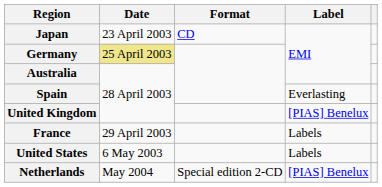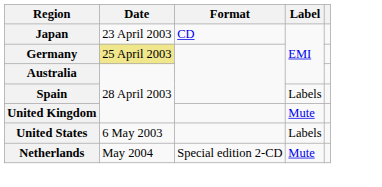(317, 93) Everlasting -> (305, 93) Labels
(328, 113) [PIAS] Benelux -> (302, 113) Mute
- row: (52, 133)
(328, 172) [PIAS] Benelux -> (302, 152) Mute
